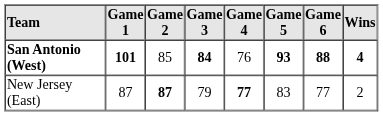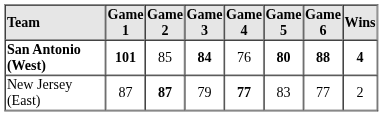(284, 57) 93 -> (284, 57) 80
